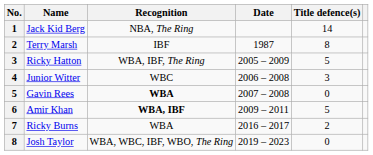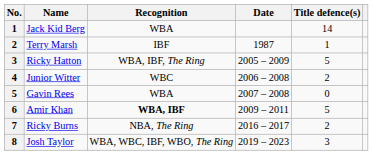(161, 28) NBA, The Ring -> (161, 28) WBA
(327, 45) 8 -> (327, 45) 1
(327, 77) 3 -> (327, 77) 2
(161, 93) bold -> (161, 93) normal
(161, 126) WBA -> (161, 126) NBA, The Ring
(327, 142) 0 -> (327, 142) 3
